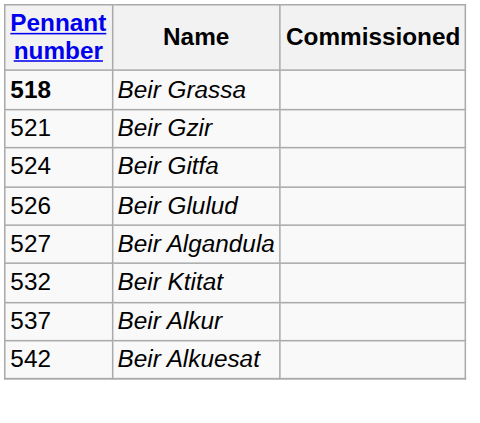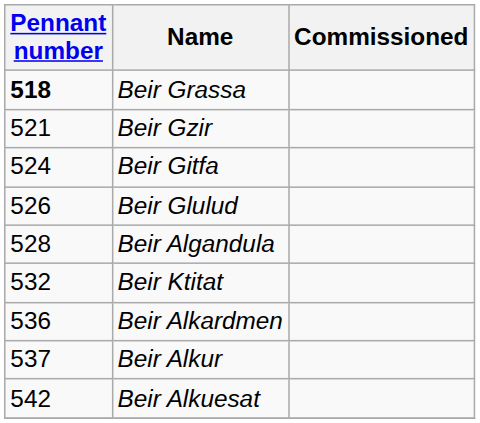(31, 243) 527 -> (31, 243) 528
+ row: (200, 321)
